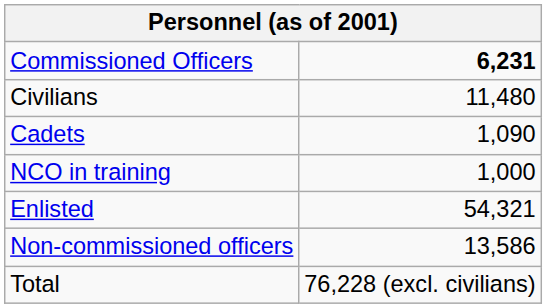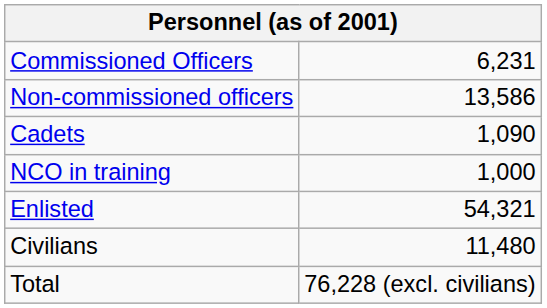(506, 60) bold -> (506, 60) normal
rows swapped: (152, 246) <-> (54, 97)
